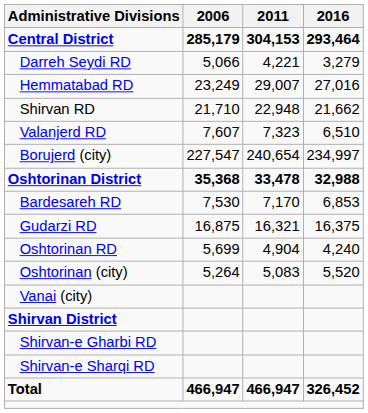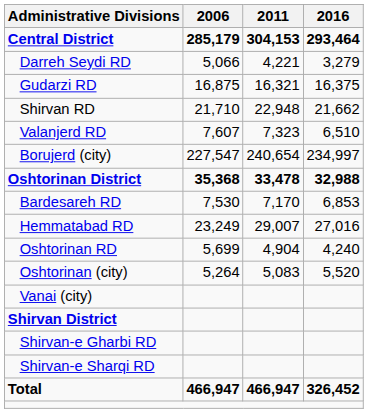rows swapped: (77, 86) <-> (58, 226)
